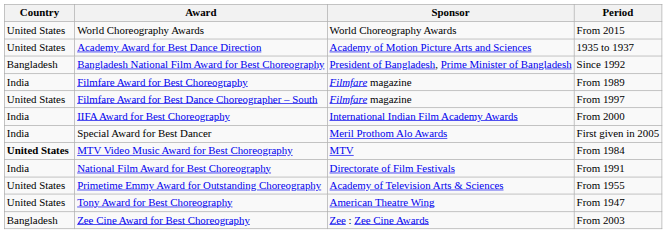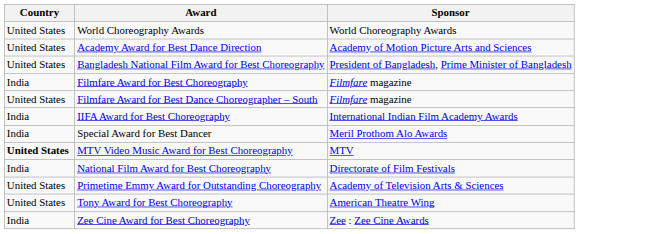- column: (618, 13)
(32, 64) Bangladesh -> (36, 64) United States
(32, 220) Bangladesh -> (18, 220) India
